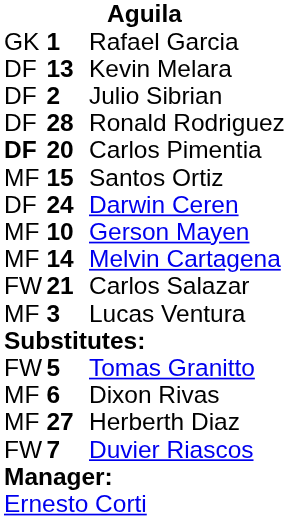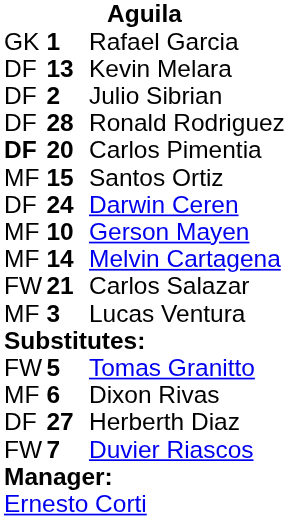(22, 421) MF -> (20, 421) DF
